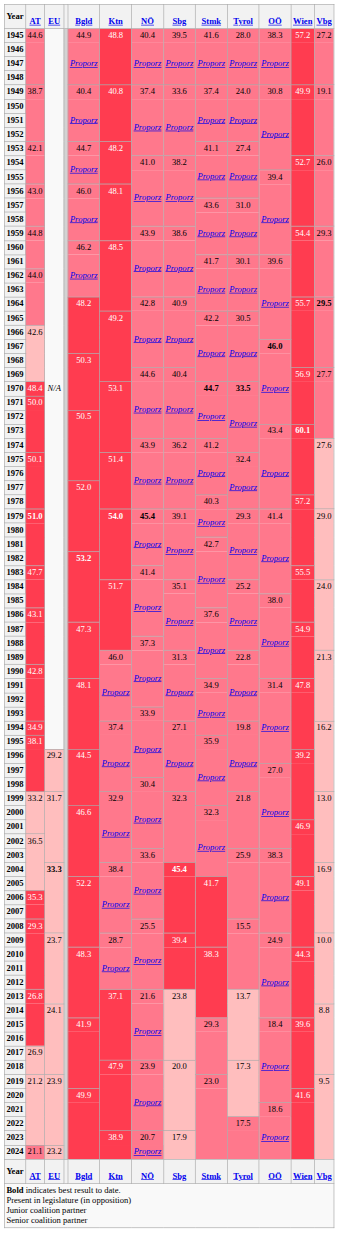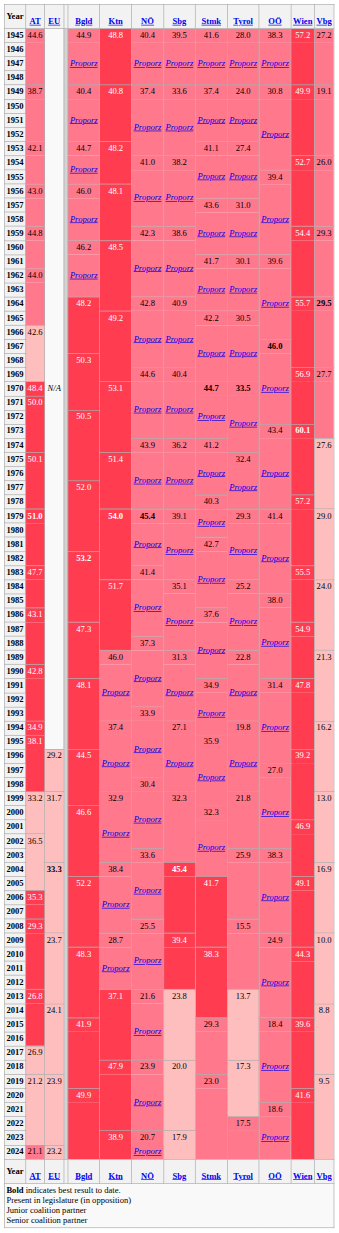(148, 233) 43.9 -> (148, 233) 42.3
